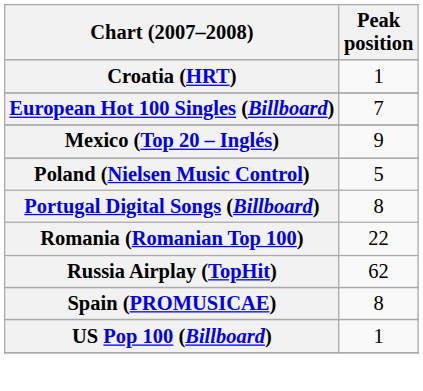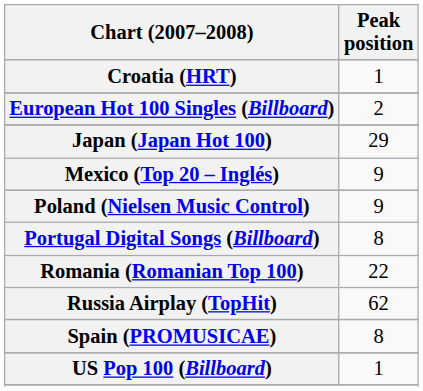(379, 108) 7 -> (379, 108) 2
+ row: (172, 141)
(379, 173) 5 -> (379, 206) 9
